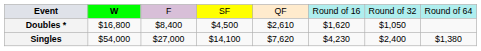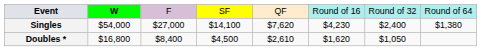rows swapped: (46, 39) <-> (46, 26)
